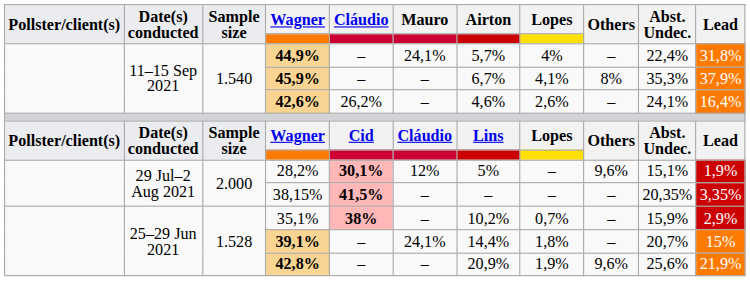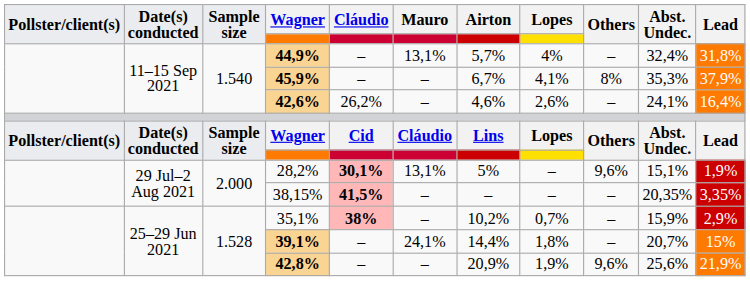(425, 55) 24,1% -> (425, 55) 13,1%
(667, 55) 22,4% -> (667, 55) 32,4%
(425, 172) 12% -> (425, 172) 13,1%
